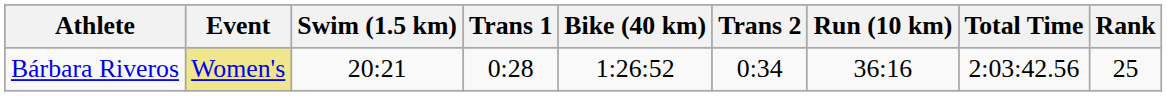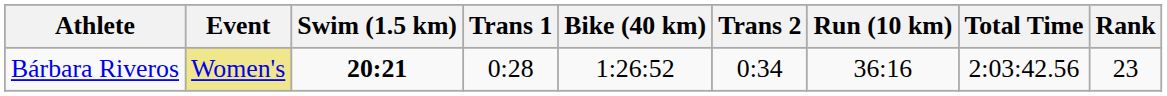(377, 68) normal -> (377, 68) bold
(1126, 68) 25 -> (1126, 68) 23
